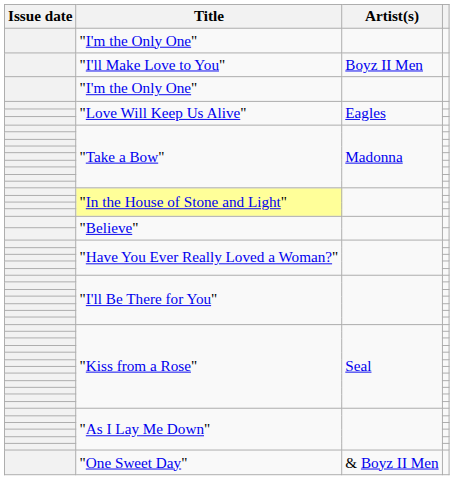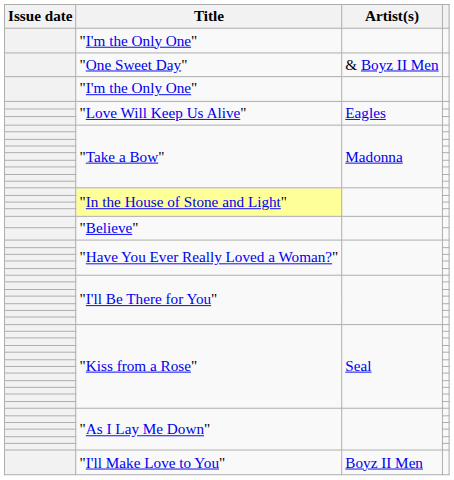rows swapped: (152, 64) <-> (134, 462)
